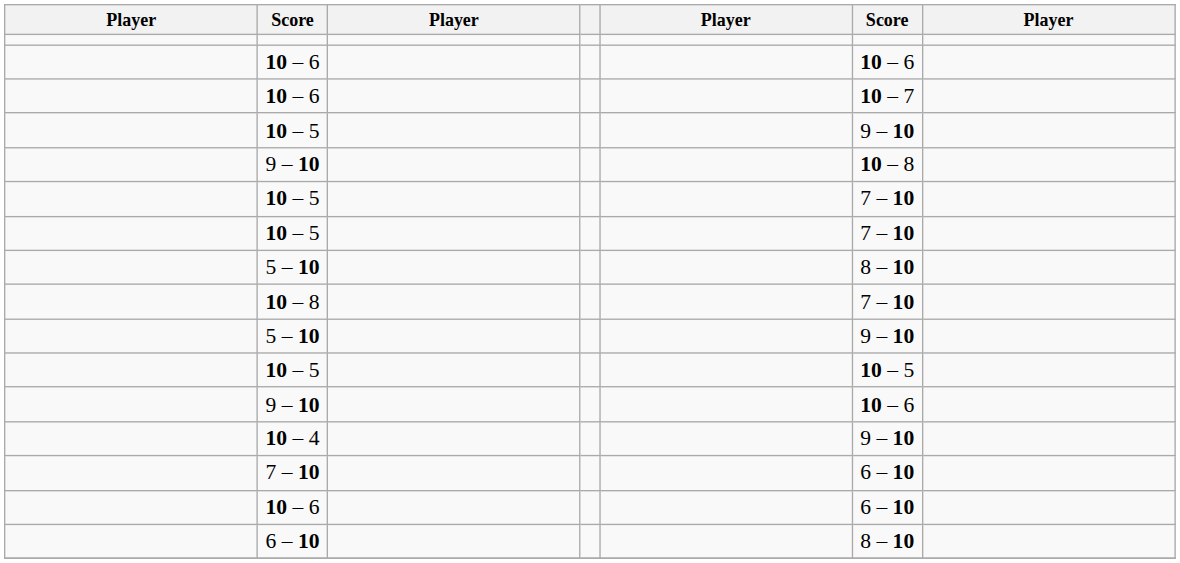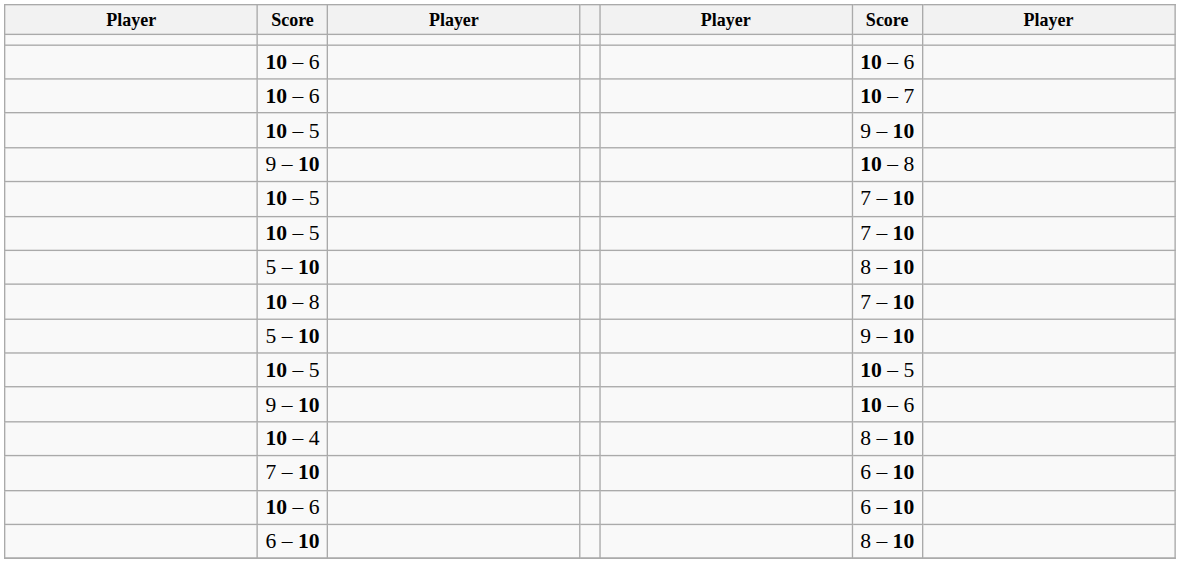(887, 438) 9 – 10 -> (887, 438) 8 – 10
